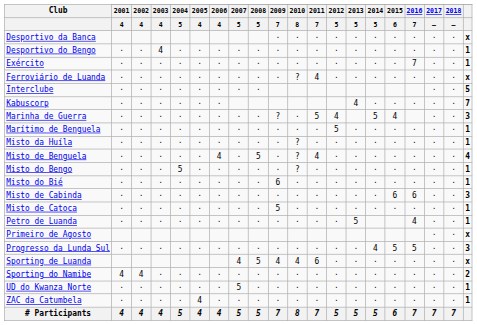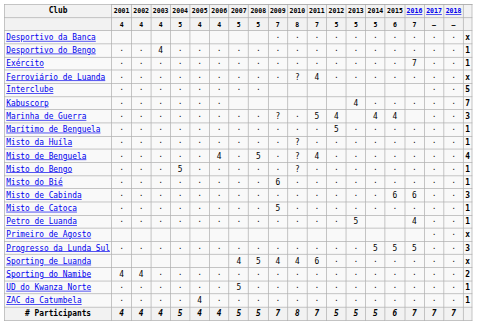(375, 116) 5 -> (375, 116) 4
(375, 248) 4 -> (375, 248) 5
